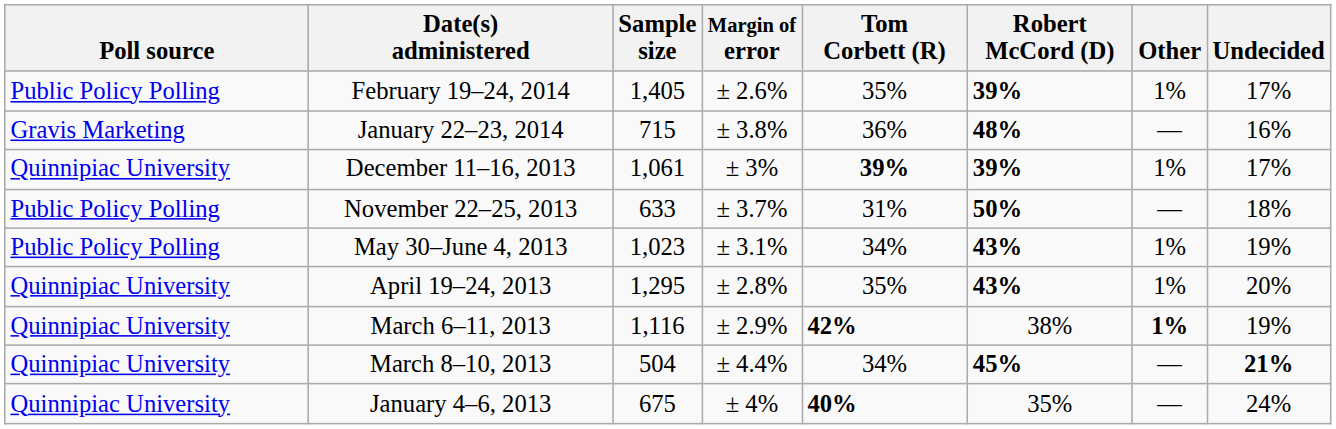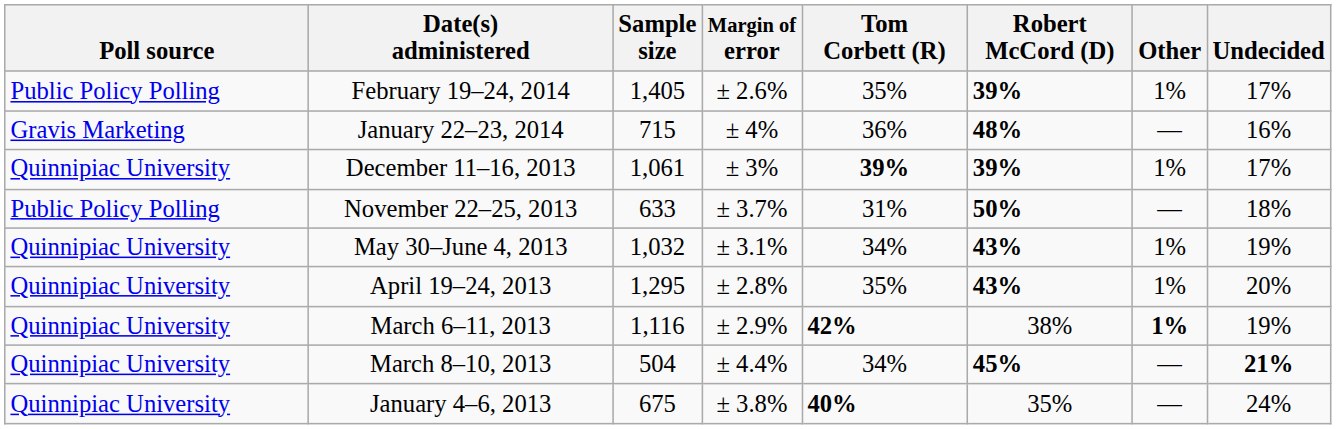(752, 129) ± 3.8% -> (752, 129) ± 4%
(115, 247) Public Policy Polling -> (120, 247) Quinnipiac University
(657, 247) 1,023 -> (657, 247) 1,032
(752, 403) ± 4% -> (752, 403) ± 3.8%
